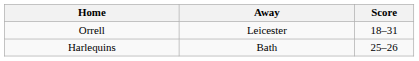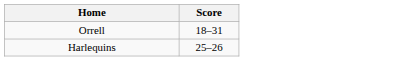- column: (267, 13)
